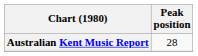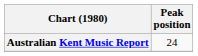(172, 42) 28 -> (172, 42) 24
